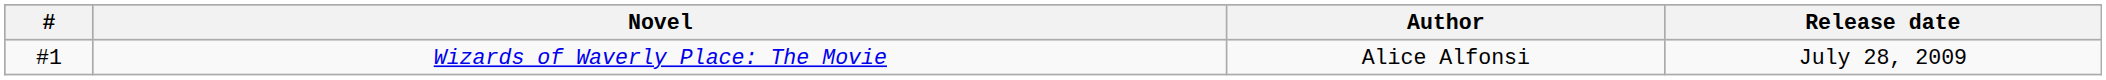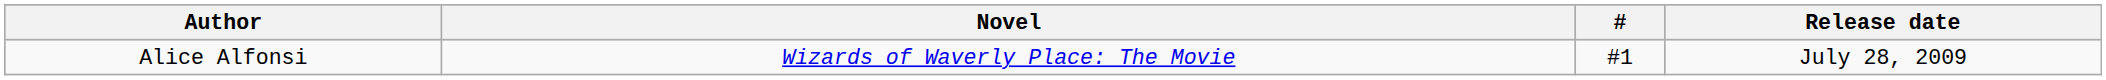columns swapped: (49, 22) <-> (1446, 22)
